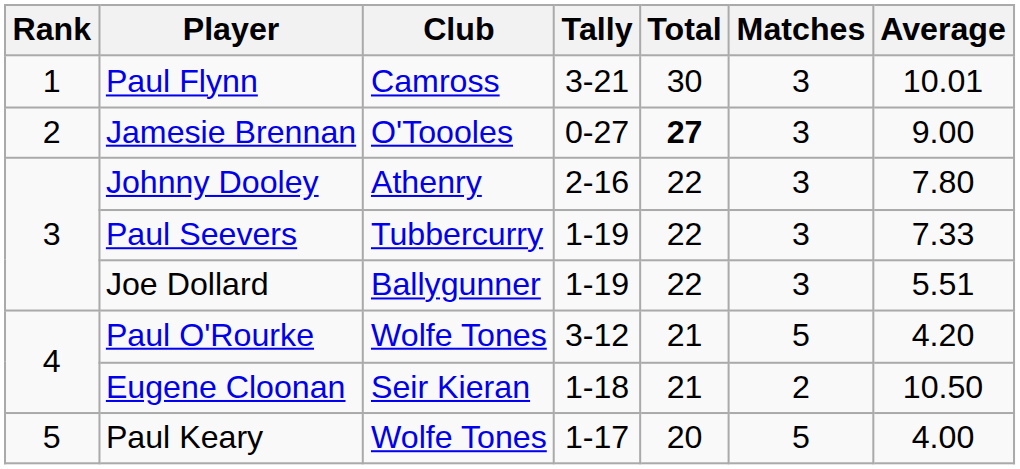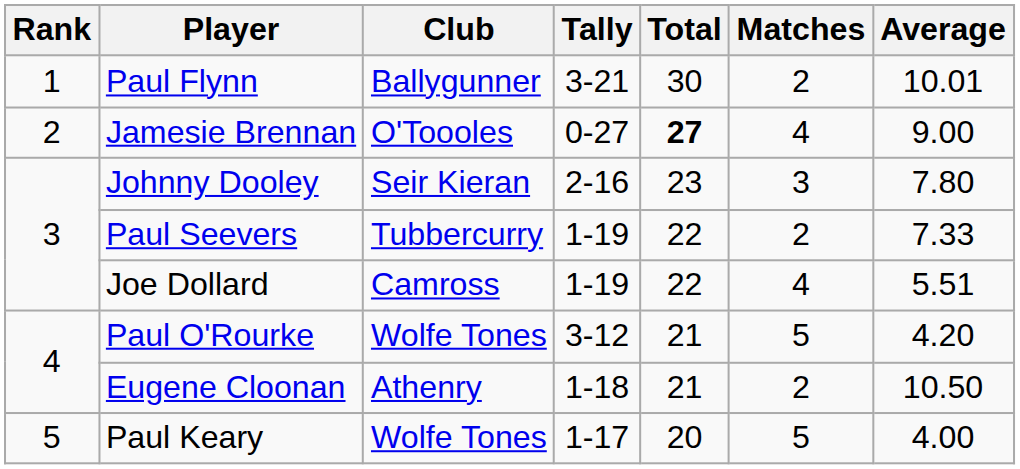(435, 81) Camross -> (456, 81) Ballygunner
(801, 81) 3 -> (801, 81) 2
(801, 132) 3 -> (801, 132) 4
(426, 183) Athenry -> (451, 183) Seir Kieran
(685, 183) 22 -> (685, 183) 23
(801, 234) 3 -> (801, 234) 2
(456, 285) Ballygunner -> (435, 285) Camross
(801, 285) 3 -> (801, 285) 4
(451, 387) Seir Kieran -> (426, 387) Athenry
